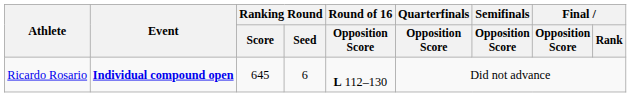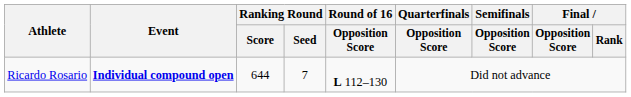(260, 75) 645 -> (260, 75) 644
(305, 75) 6 -> (305, 75) 7
